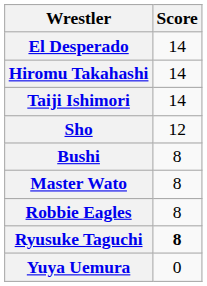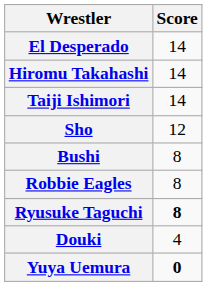- row: (79, 184)
+ row: (79, 239)
(177, 267) normal -> (177, 267) bold
